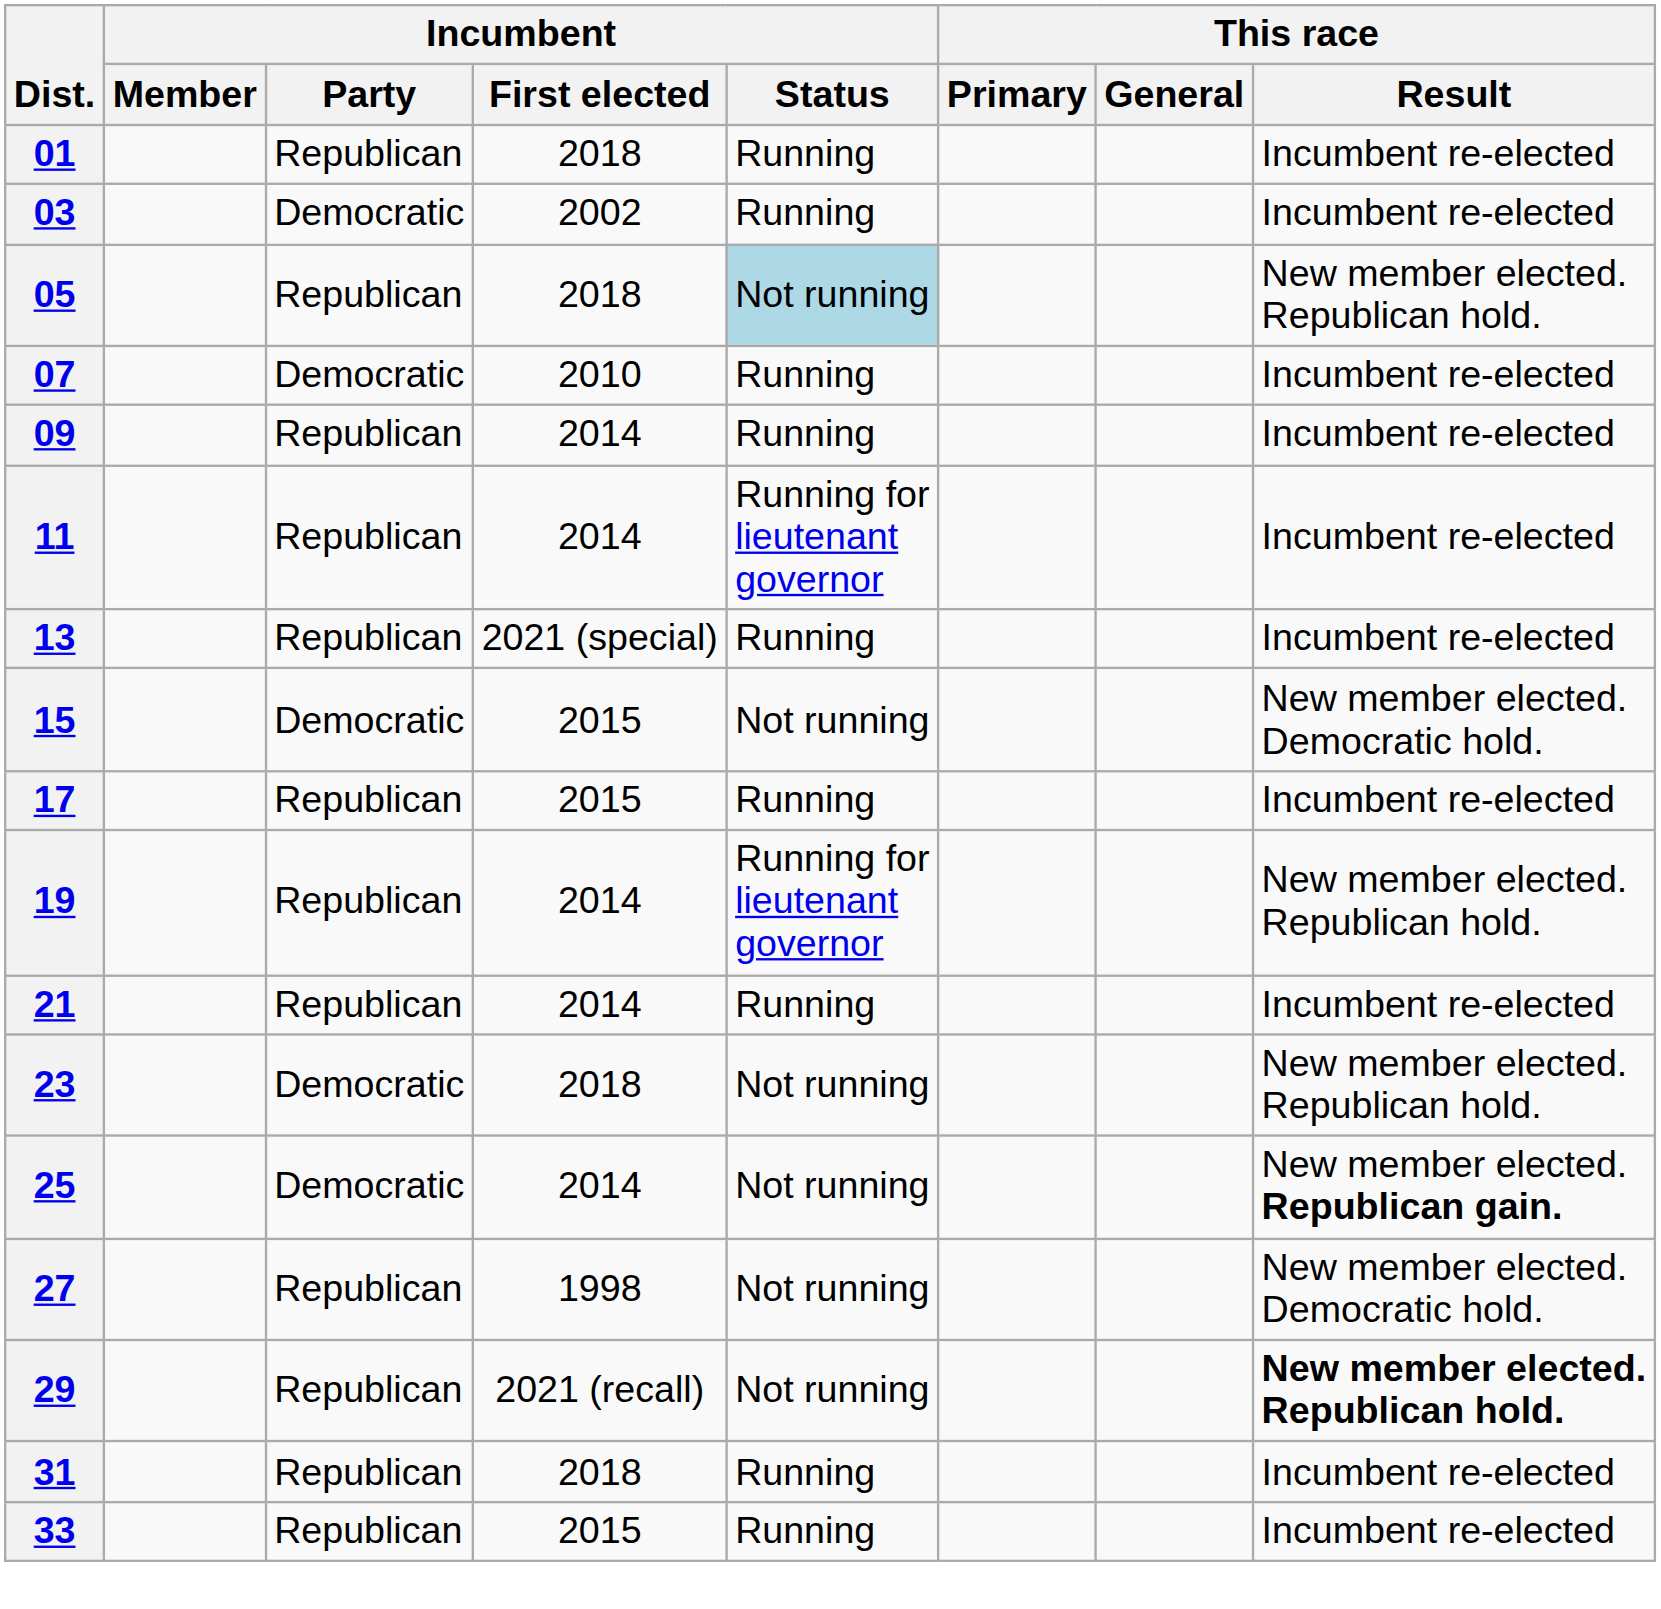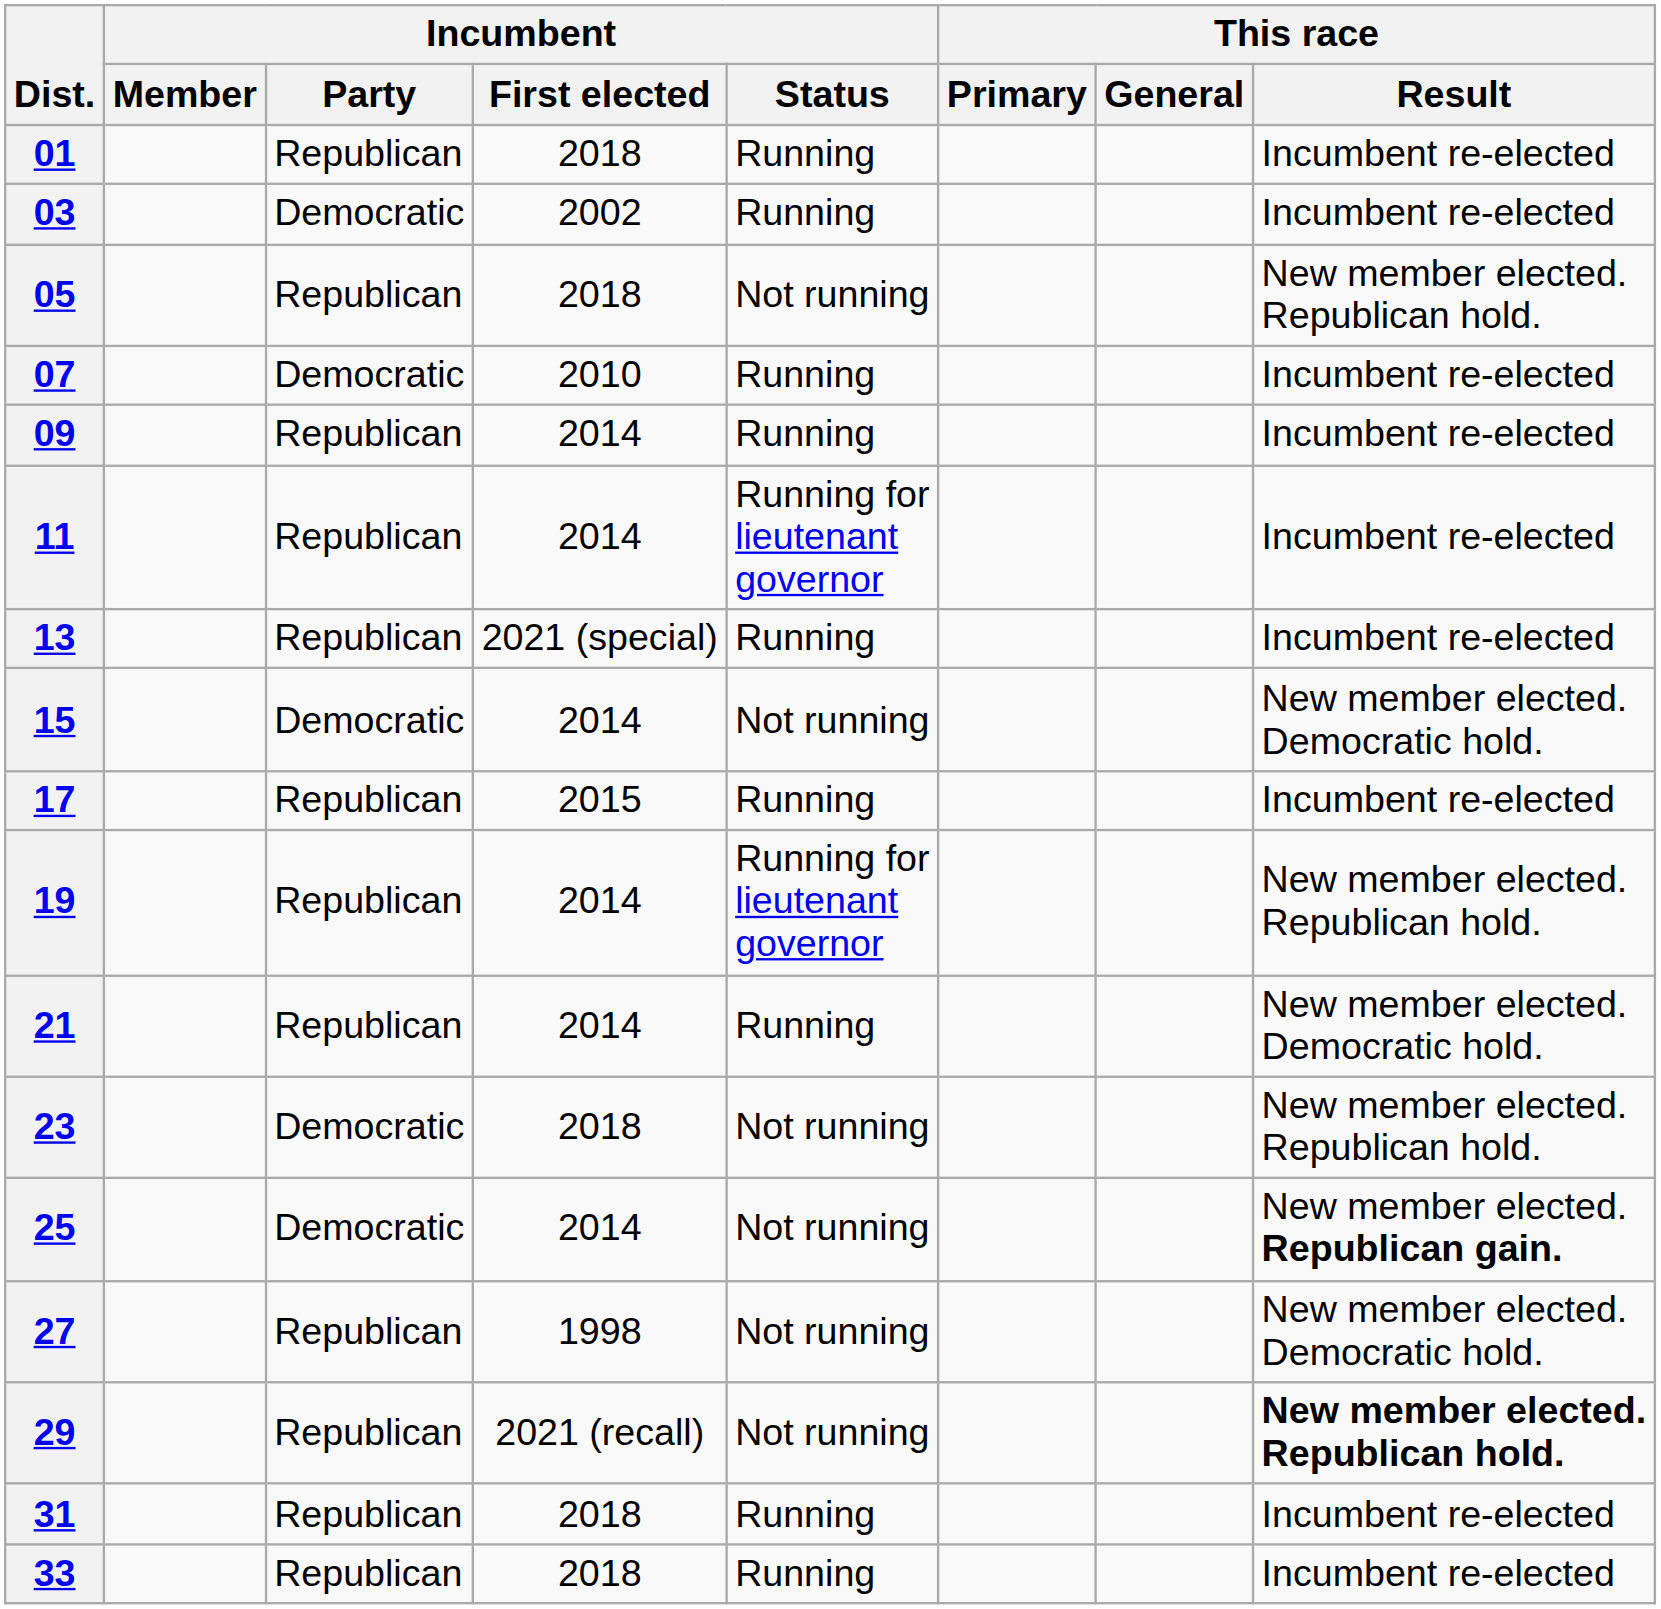(832, 293) lightblue background -> (832, 293) no background
(600, 719) 2015 -> (600, 719) 2014
(1438, 1003) Incumbent re-elected -> (1444, 1024) New member elected. Democratic hold.
(600, 1530) 2015 -> (600, 1572) 2018
